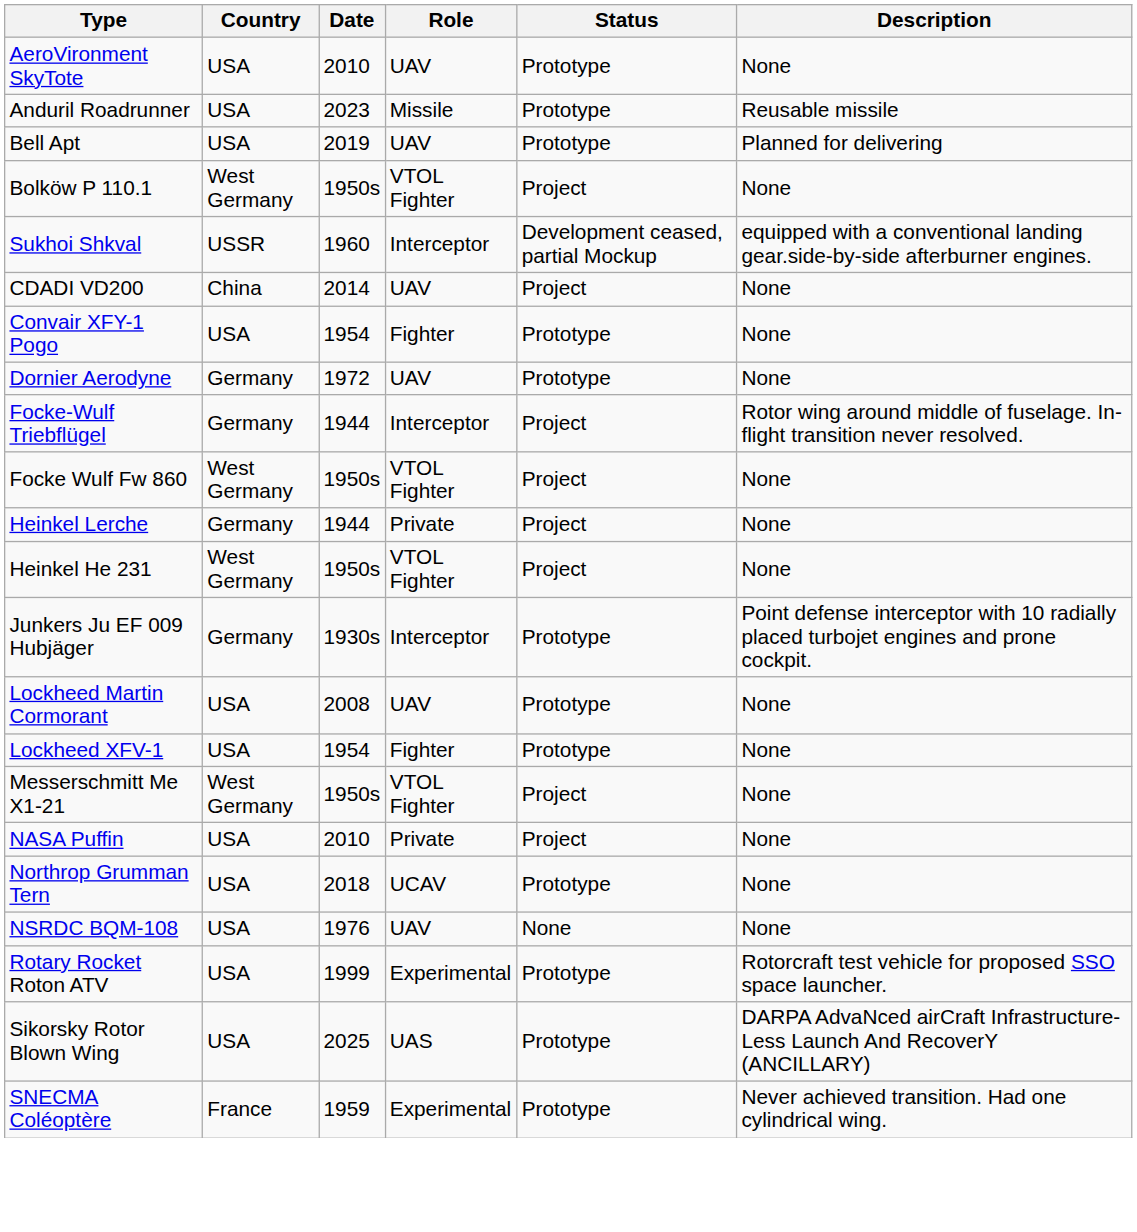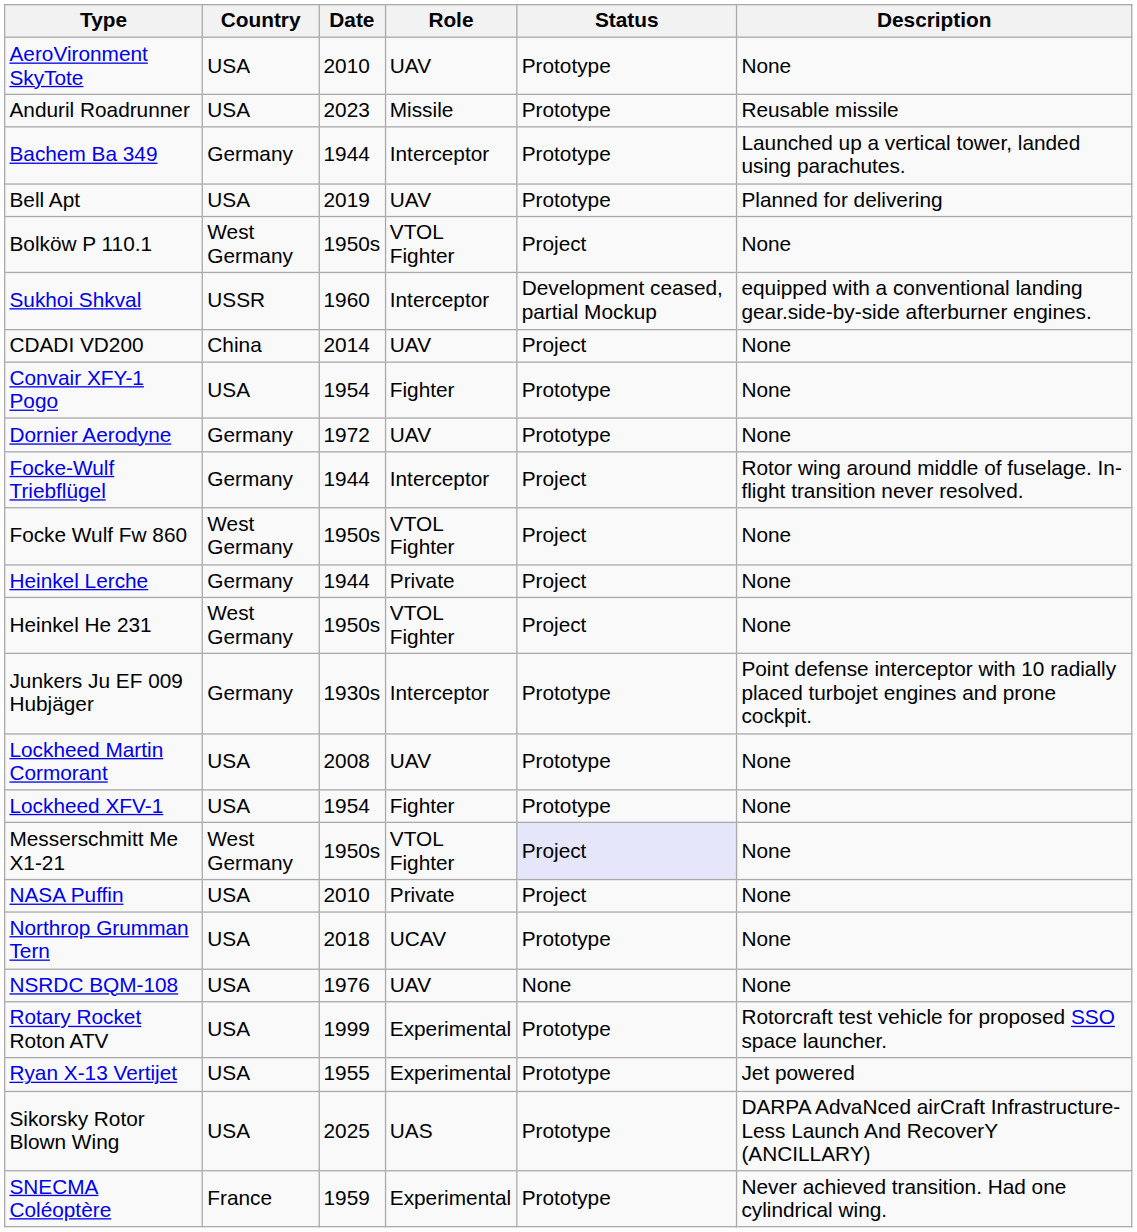+ row: (83, 155)
(554, 794) no background -> (554, 850) lavender background
+ row: (93, 1074)
